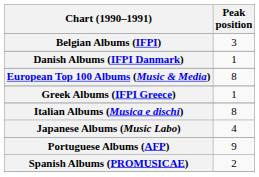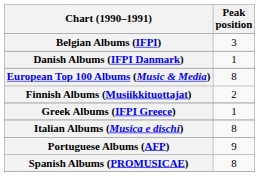+ row: (109, 94)
- row: (109, 128)
(234, 163) 2 -> (234, 163) 8
